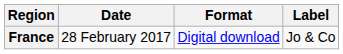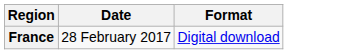- column: (311, 15)
